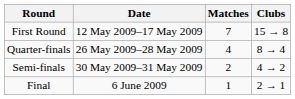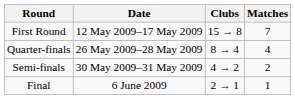columns swapped: (228, 13) <-> (271, 13)
